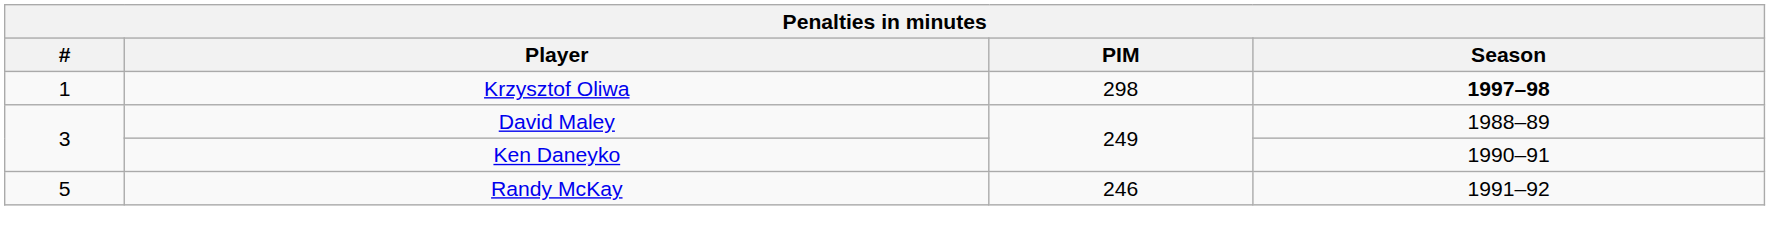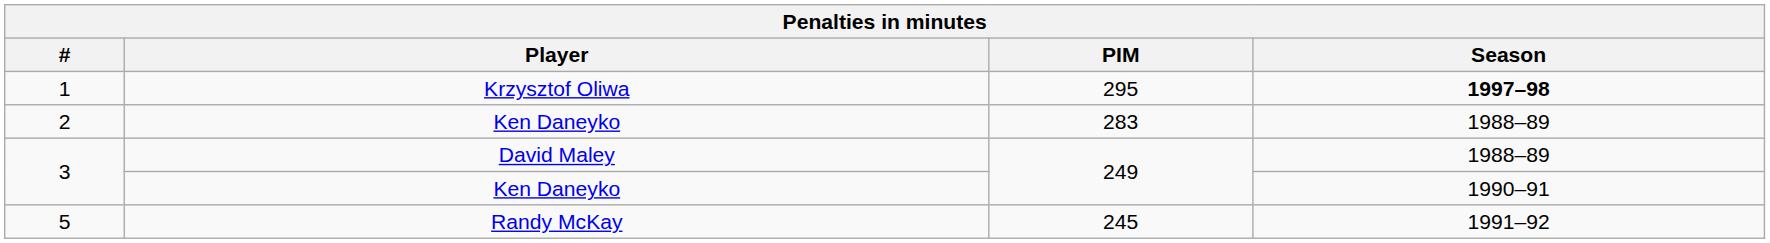(1121, 88) 298 -> (1121, 88) 295
+ row: (65, 122)
(1121, 189) 246 -> (1121, 222) 245
